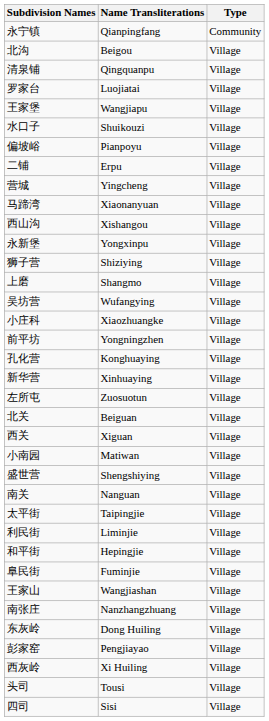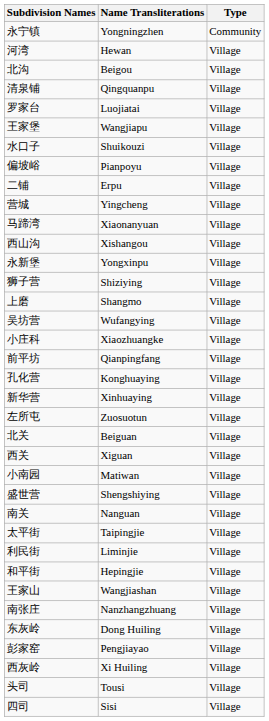(130, 31) Qianpingfang -> (132, 31) Yongningzhen
+ row: (18, 50)
(132, 340) Yongningzhen -> (130, 359) Qianpingfang
- row: (23, 571)
